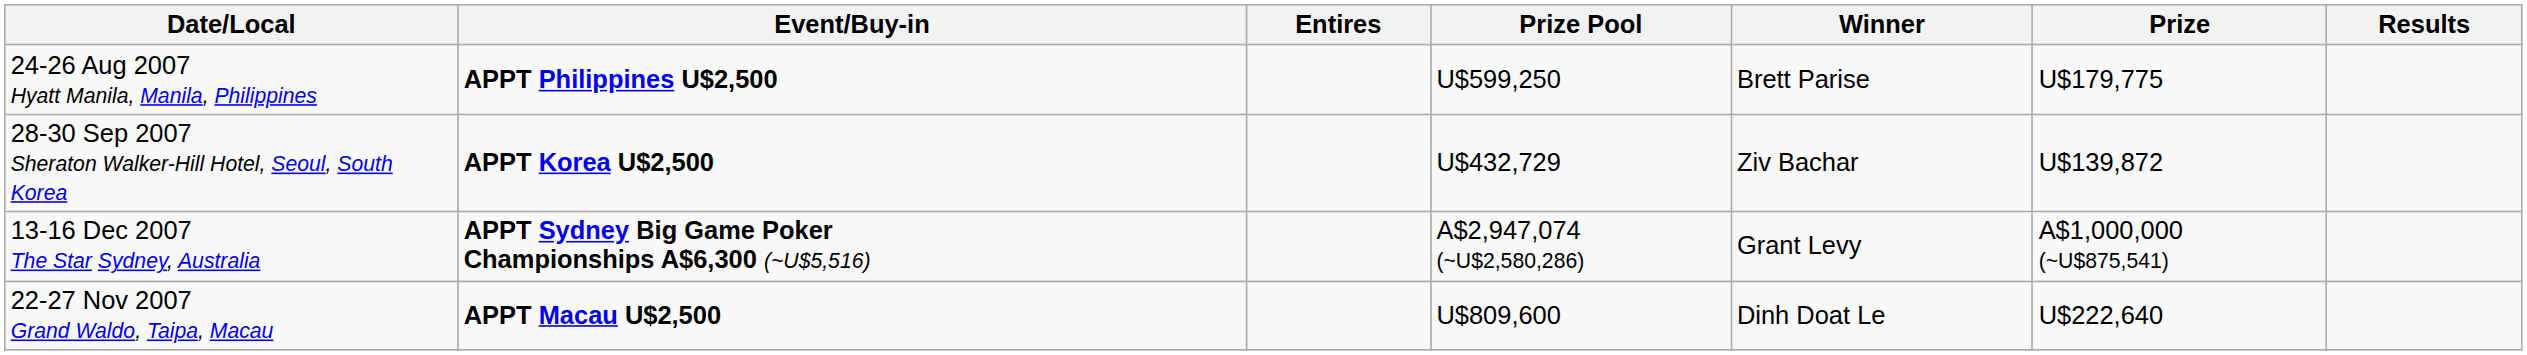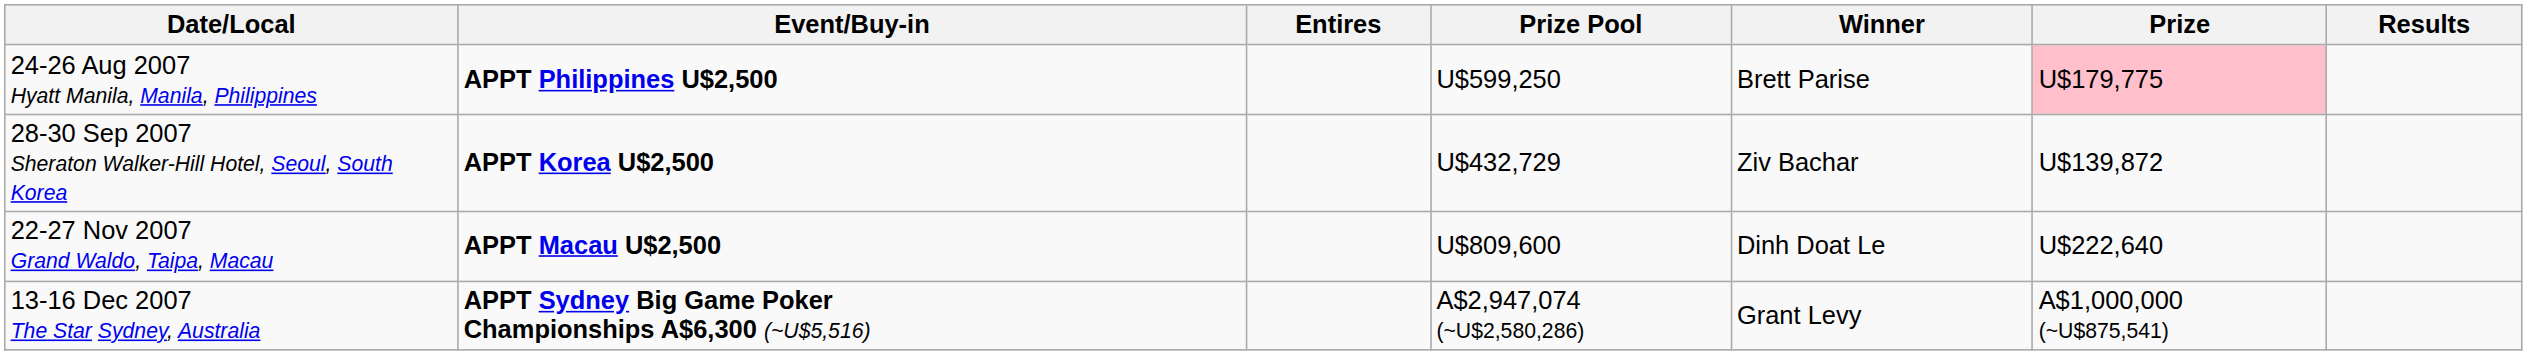(2101, 79) no background -> (2101, 79) pink background
rows swapped: (142, 314) <-> (136, 245)
